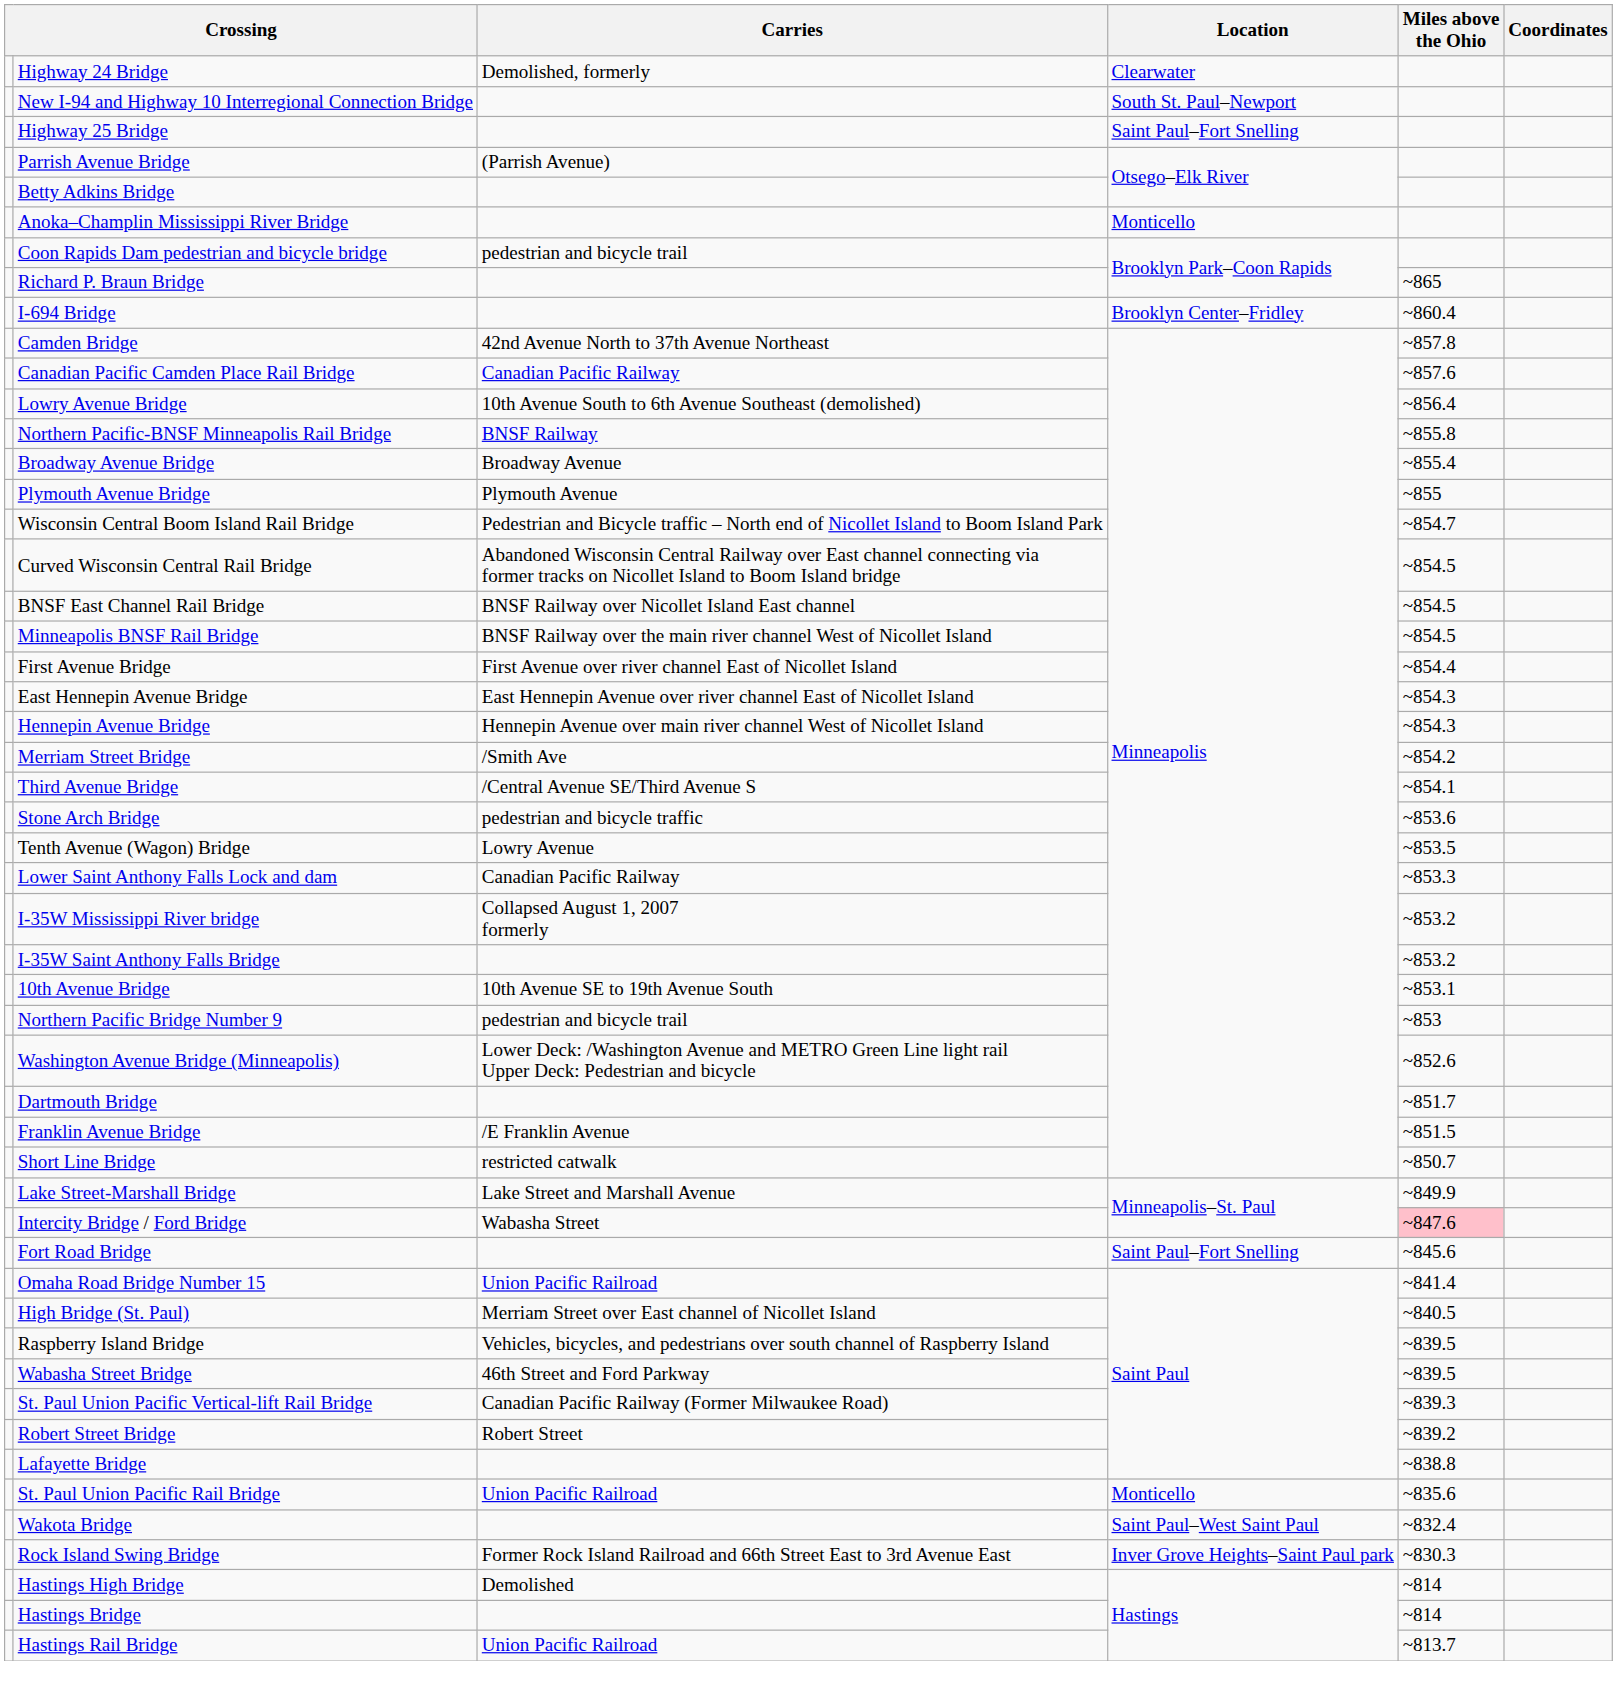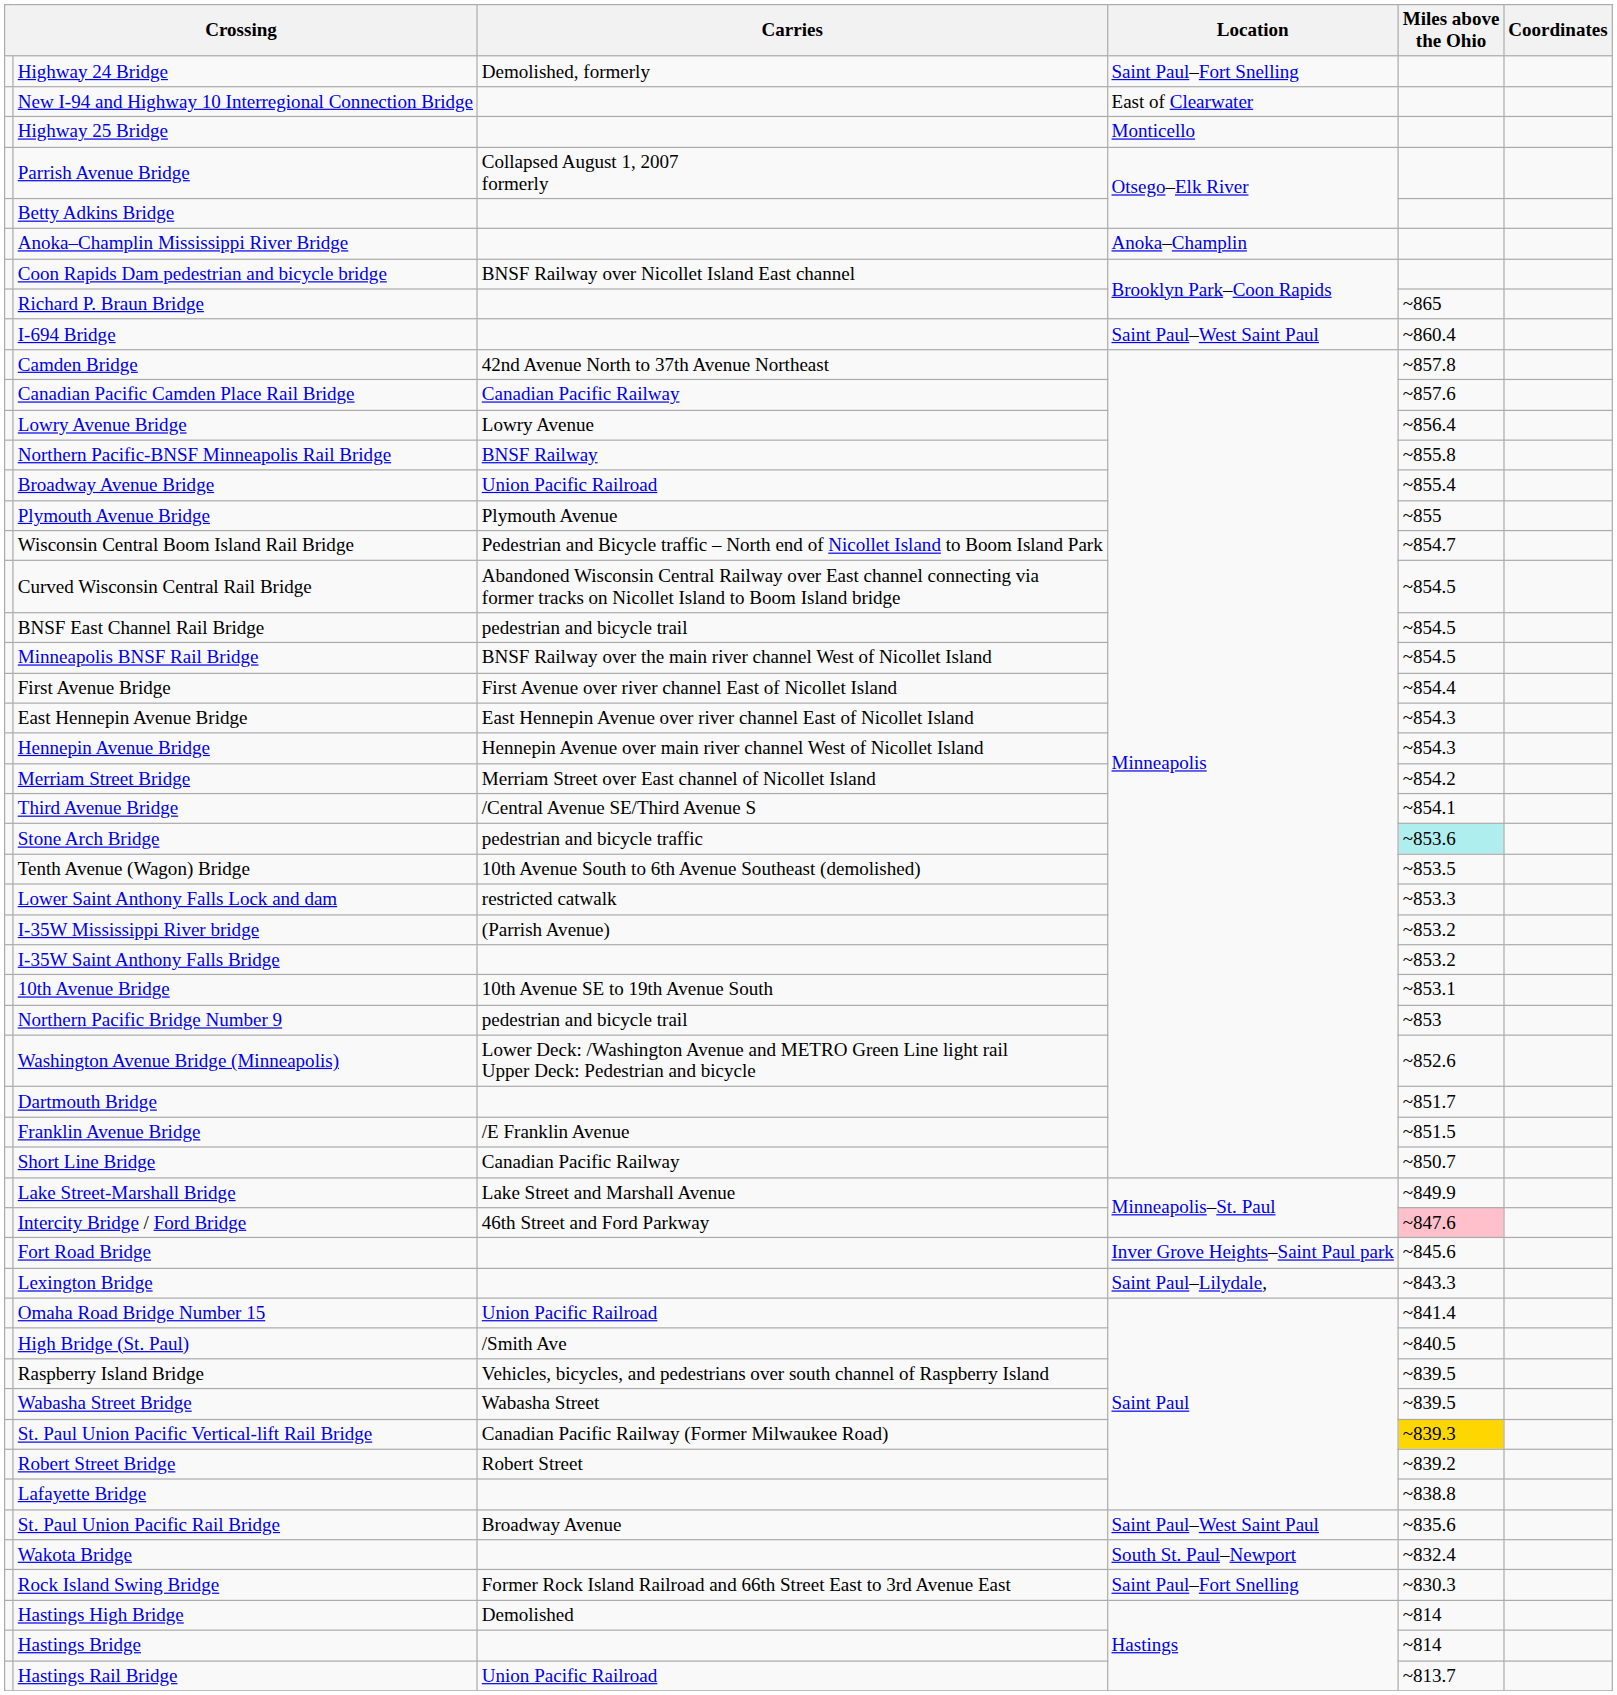(1153, 71) Clearwater -> (1205, 71) Saint Paul–Fort Snelling
(1204, 101) South St. Paul–Newport -> (1182, 101) East of Clearwater
(1205, 131) Saint Paul–Fort Snelling -> (1153, 131) Monticello
(546, 161) (Parrish Avenue) -> (580, 172) Collapsed August 1, 2007 formerly
(1153, 222) Monticello -> (1179, 243) Anoka–Champlin
(585, 252) pedestrian and bicycle trail -> (668, 273) BNSF Railway over Nicollet Island East channel
(1207, 312) Brooklyn Center–Fridley -> (1215, 334) Saint Paul–West Saint Paul
(701, 403) 10th Avenue South to 6th Avenue Southeast (demolished) -> (538, 424) Lowry Avenue
(552, 463) Broadway Avenue -> (570, 485) Union Pacific Railroad
(668, 605) BNSF Railway over Nicollet Island East channel -> (585, 627) pedestrian and bicycle trail
(524, 756) /Smith Ave -> (679, 778) Merriam Street over East channel of Nicollet Island
(1429, 817) no background -> (1429, 838) paleturquoise background
(538, 847) Lowry Avenue -> (701, 868) 10th Avenue South to 6th Avenue Southeast (demolished)
(581, 877) Canadian Pacific Railway -> (549, 899) restricted catwalk
(580, 918) Collapsed August 1, 2007 formerly -> (546, 929) (Parrish Avenue)
(549, 1162) restricted catwalk -> (581, 1162) Canadian Pacific Railway
(540, 1222) Wabasha Street -> (595, 1222) 46th Street and Ford Parkway
(1205, 1252) Saint Paul–Fort Snelling -> (1253, 1252) Inver Grove Heights–Saint Paul park
+ row: (85, 1282)
(679, 1313) Merriam Street over East channel of Nicollet Island -> (524, 1343) /Smith Ave
(595, 1373) 46th Street and Ford Parkway -> (540, 1403) Wabasha Street
(1429, 1403) no background -> (1429, 1433) gold background
(570, 1494) Union Pacific Railroad -> (552, 1524) Broadway Avenue
(1153, 1494) Monticello -> (1215, 1524) Saint Paul–West Saint Paul
(1215, 1524) Saint Paul–West Saint Paul -> (1204, 1554) South St. Paul–Newport
(1253, 1554) Inver Grove Heights–Saint Paul park -> (1205, 1584) Saint Paul–Fort Snelling
